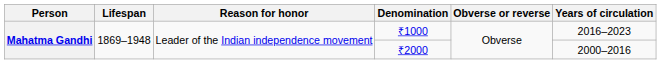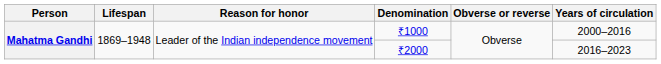(604, 31) 2016–2023 -> (604, 31) 2000–2016
(604, 50) 2000–2016 -> (604, 50) 2016–2023
